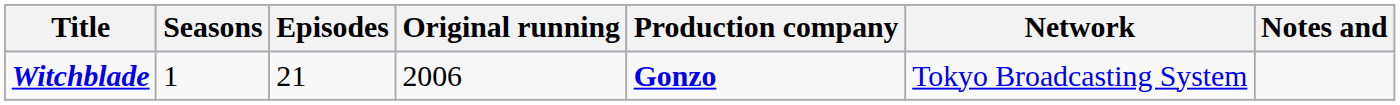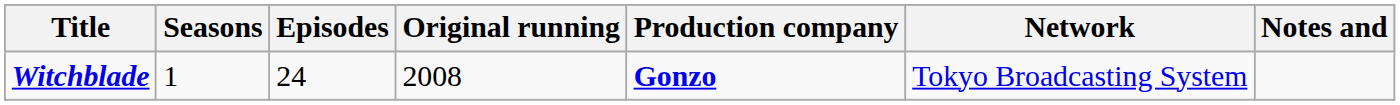(291, 75) 21 -> (291, 75) 24
(432, 75) 2006 -> (432, 75) 2008
